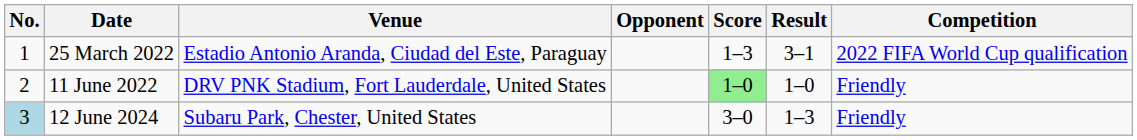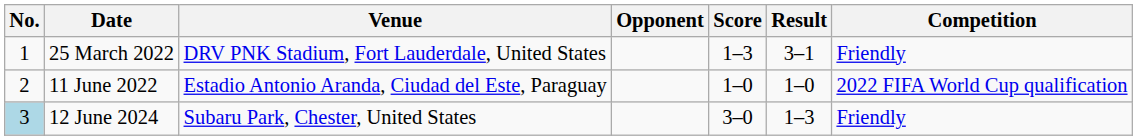(395, 53) Estadio Antonio Aranda, Ciudad del Este, Paraguay -> (395, 53) DRV PNK Stadium, Fort Lauderdale, United States
(982, 53) 2022 FIFA World Cup qualification -> (871, 53) Friendly
(395, 85) DRV PNK Stadium, Fort Lauderdale, United States -> (395, 85) Estadio Antonio Aranda, Ciudad del Este, Paraguay
(737, 85) lightgreen background -> (737, 85) no background
(871, 85) Friendly -> (982, 85) 2022 FIFA World Cup qualification
